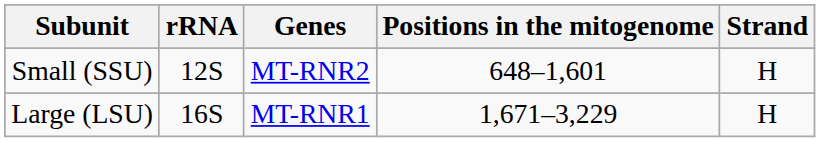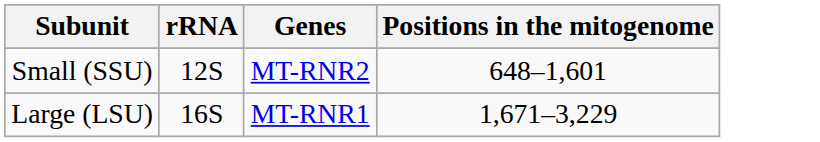- column: (767, 26)
